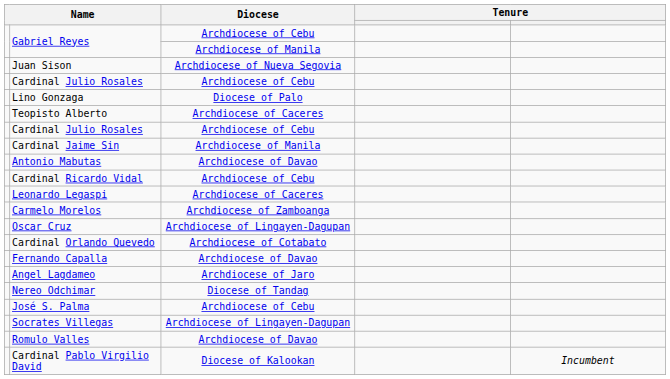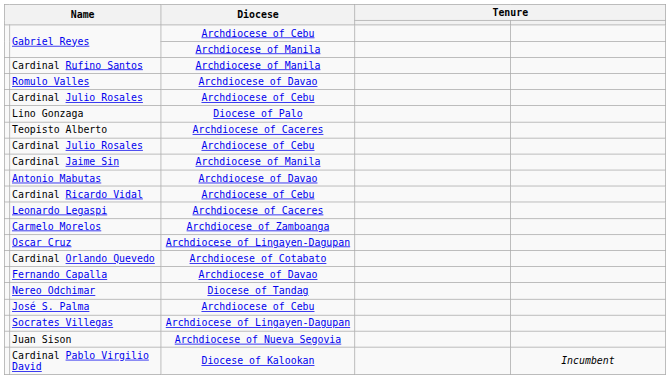+ row: (77, 65)
rows swapped: (42, 65) <-> (51, 339)
- row: (54, 275)
